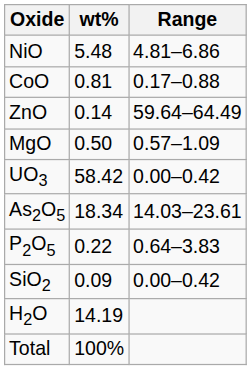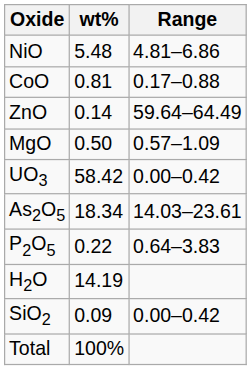rows swapped: (30, 281) <-> (28, 316)
